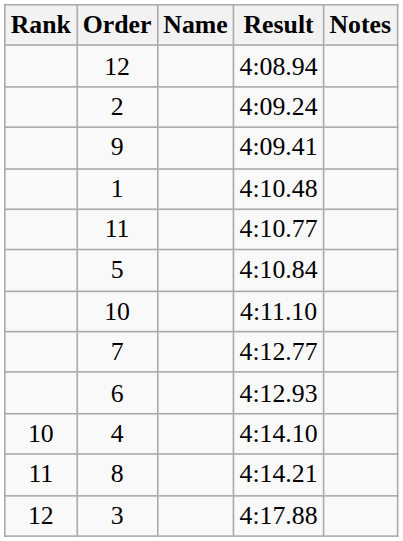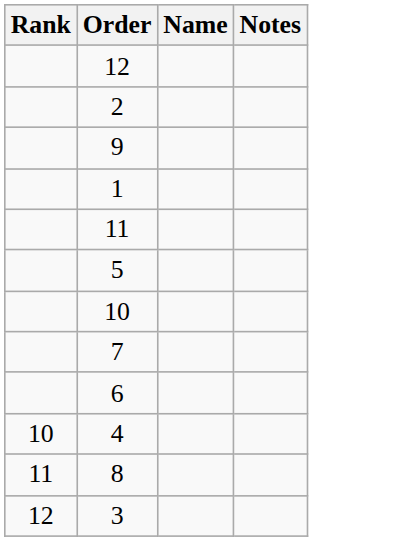- column: (279, 24)
